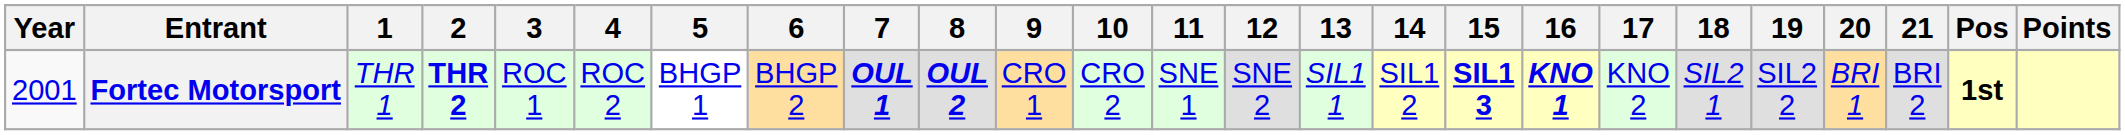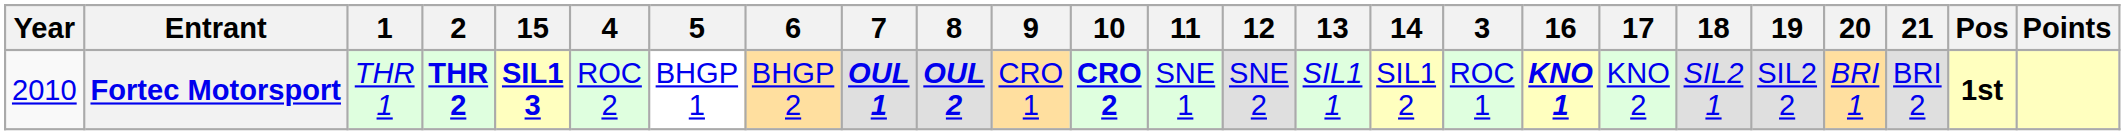columns swapped: (534, 28) <-> (1484, 28)
(44, 90) 2001 -> (44, 90) 2010
(1112, 90) normal -> (1109, 90) bold
